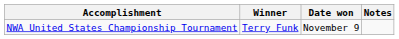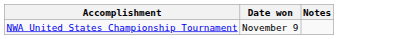- column: (270, 12)
